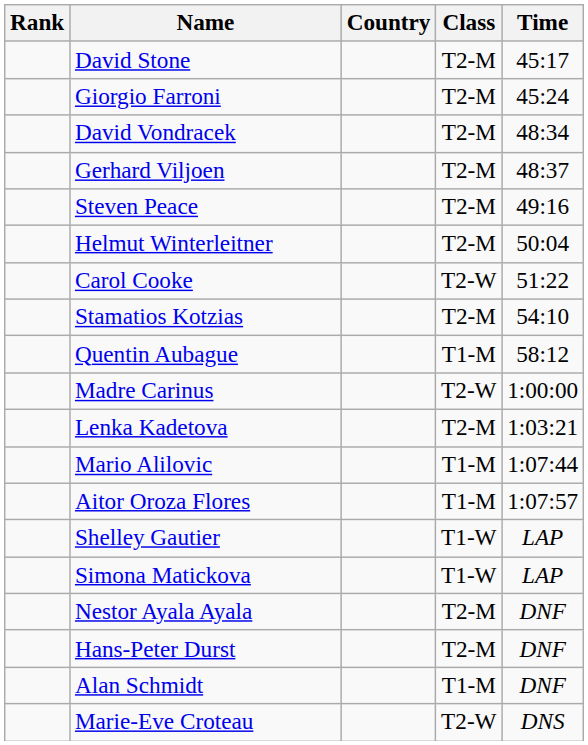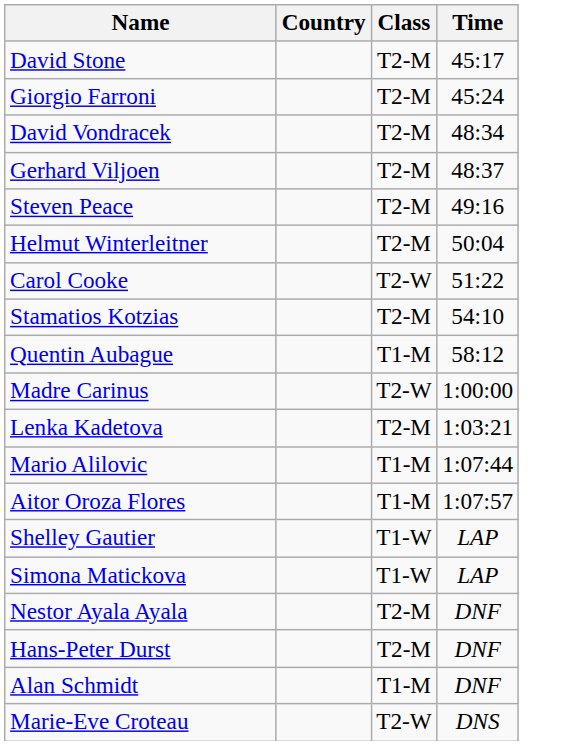- column: (37, 22)
